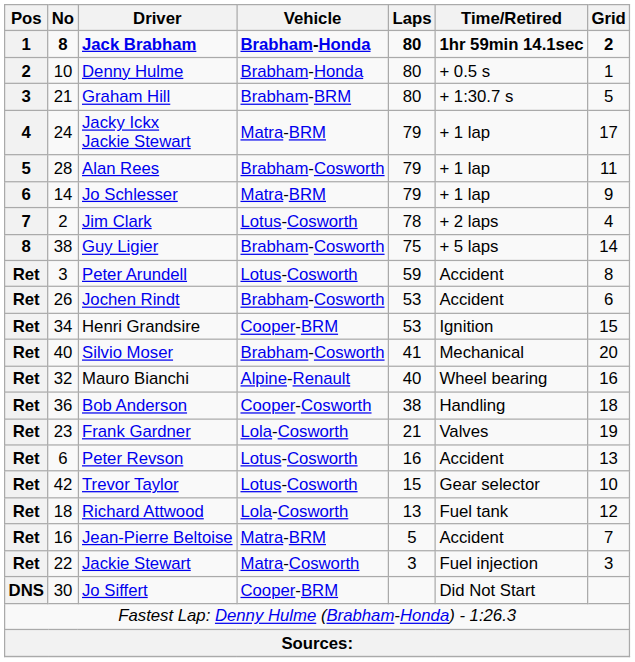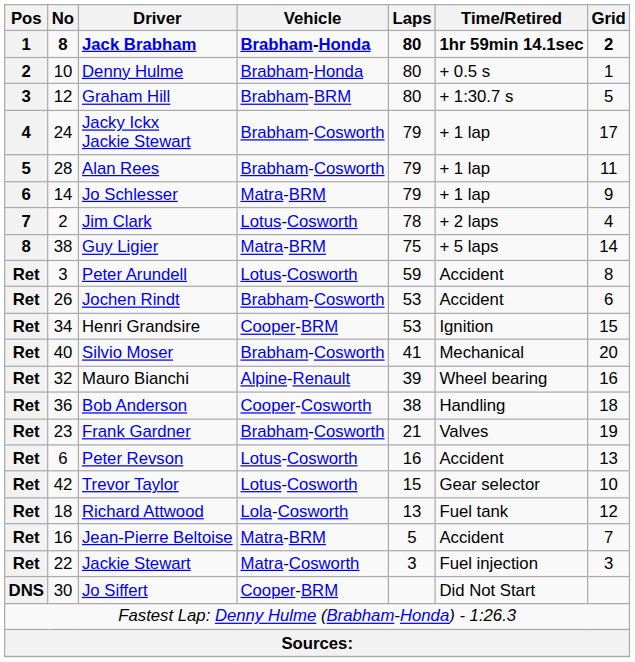(63, 96) 21 -> (63, 96) 12
(283, 132) Matra-BRM -> (313, 132) Brabham-Cosworth
(313, 247) Brabham-Cosworth -> (283, 247) Matra-BRM
(412, 379) 40 -> (412, 379) 39
(294, 431) Lola-Cosworth -> (313, 431) Brabham-Cosworth
